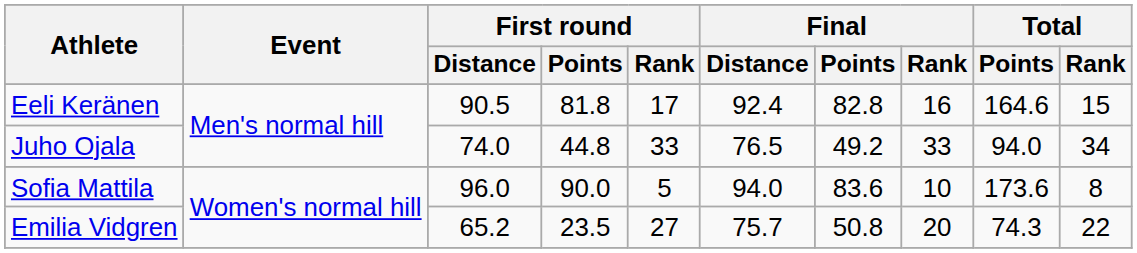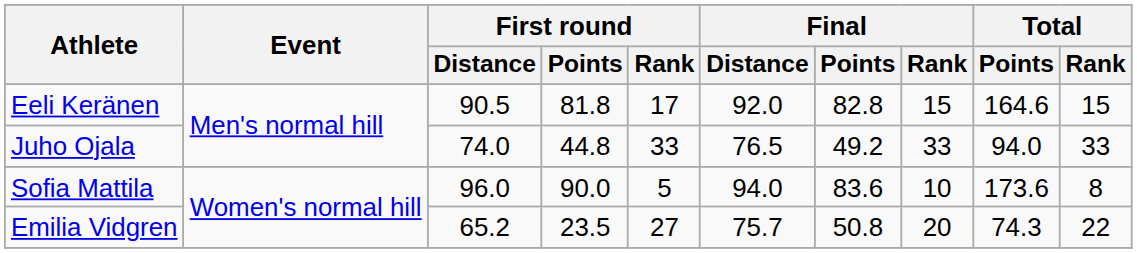(757, 105) 92.4 -> (757, 105) 92.0
(937, 105) 16 -> (937, 105) 15
(1096, 146) 34 -> (1096, 146) 33
